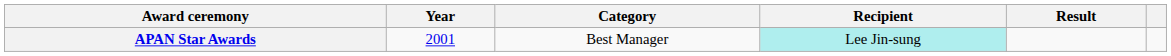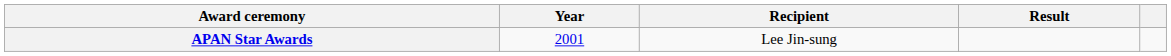- column: (627, 16)
(883, 39) paleturquoise background -> (799, 39) no background
